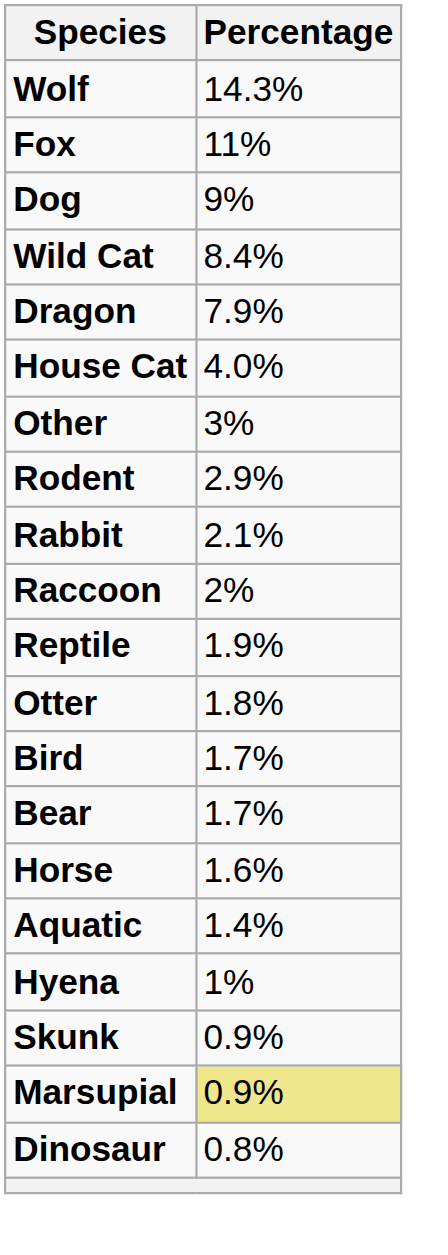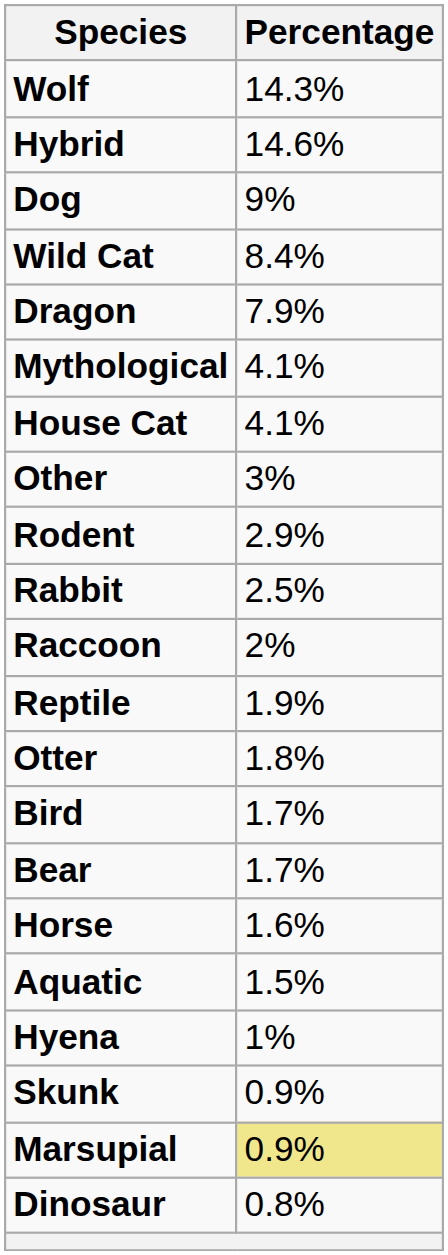+ row: (69, 144)
- row: (45, 144)
+ row: (121, 367)
(244, 367) 4.0% -> (285, 423) 4.1%
(244, 534) 2.1% -> (285, 590) 2.5%
(244, 925) 1.4% -> (285, 981) 1.5%
